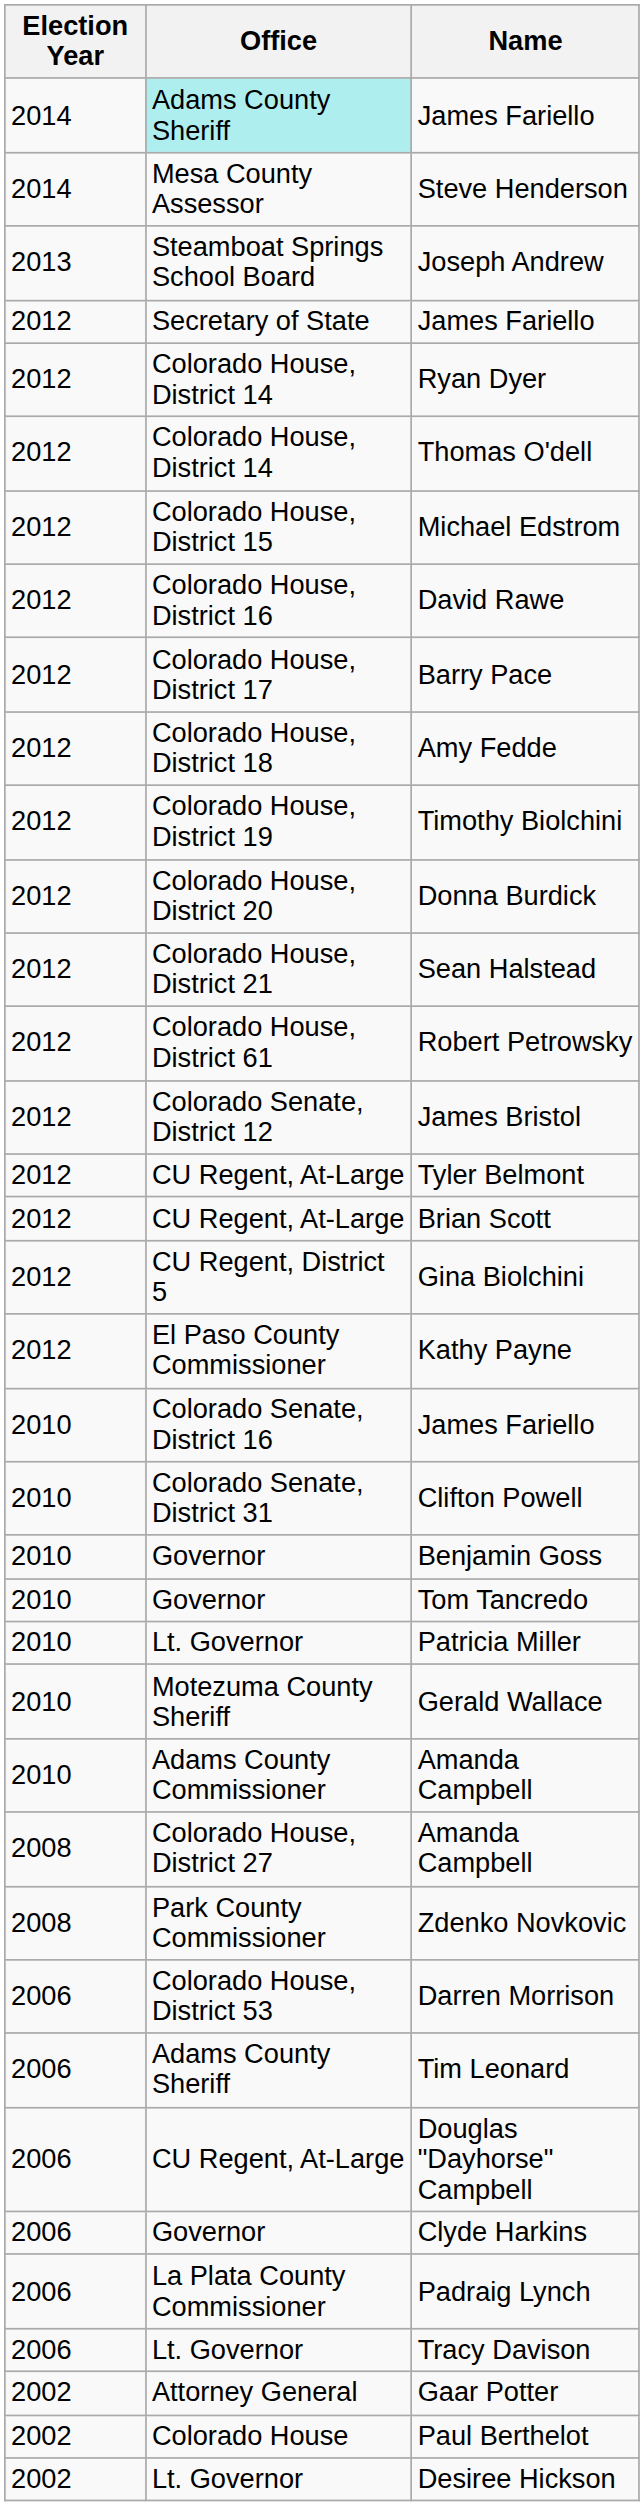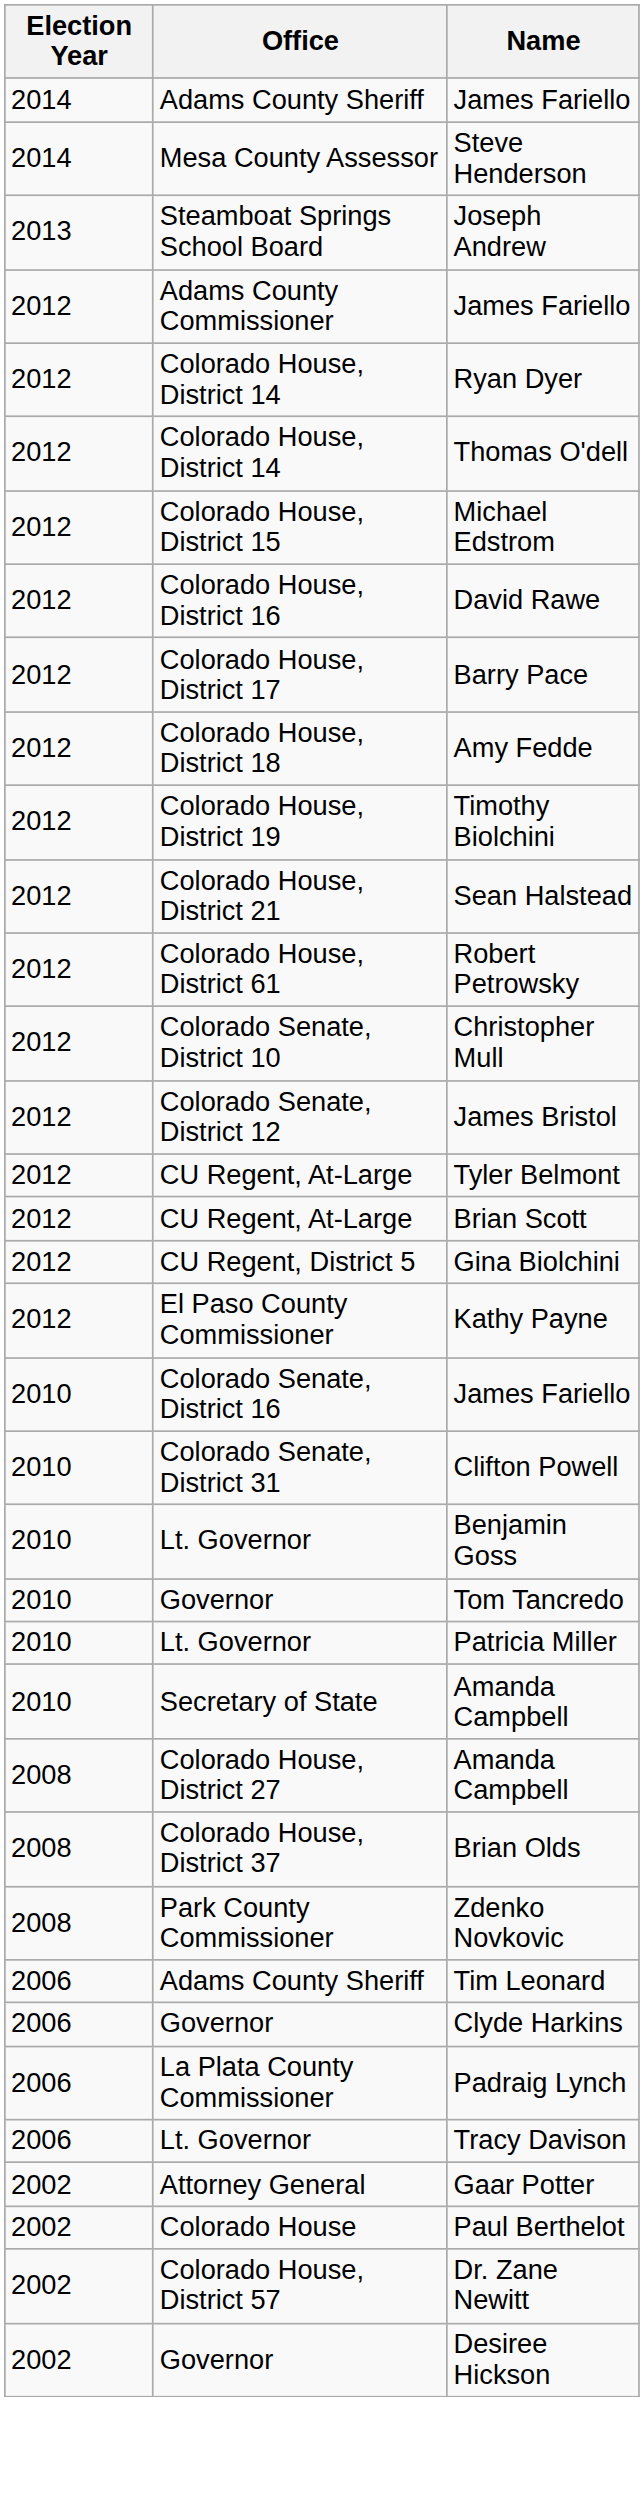(241, 115) paleturquoise background -> (292, 99) no background
(261, 321) Secretary of State -> (249, 305) Adams County Commissioner
- row: (41, 895)
+ row: (41, 1043)
(209, 1556) Governor -> (235, 1541) Lt. Governor
- row: (41, 1701)
(241, 1774) Adams County Commissioner -> (269, 1701) Secretary of State
+ row: (41, 1848)
- row: (41, 1996)
- row: (41, 2158)
+ row: (41, 2285)
(227, 2478) Lt. Governor -> (217, 2359) Governor
